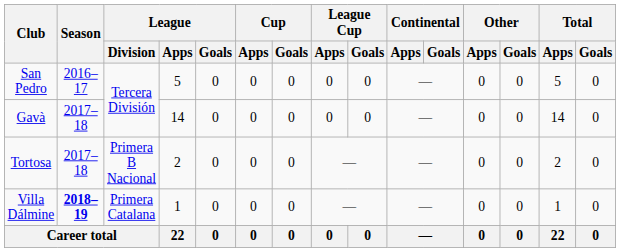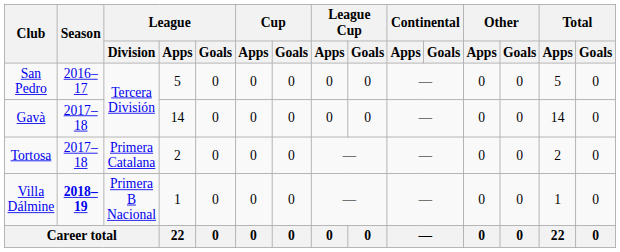(132, 162) Primera B Nacional -> (132, 155) Primera Catalana
(132, 207) Primera Catalana -> (132, 199) Primera B Nacional
